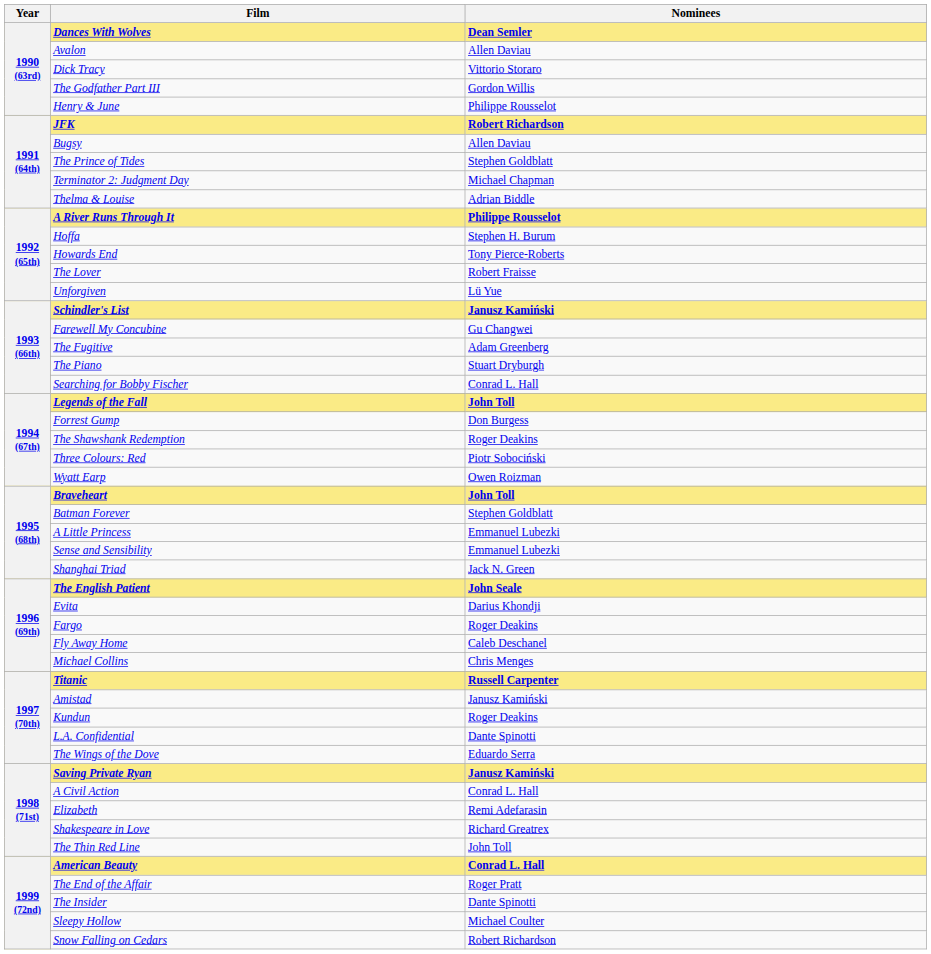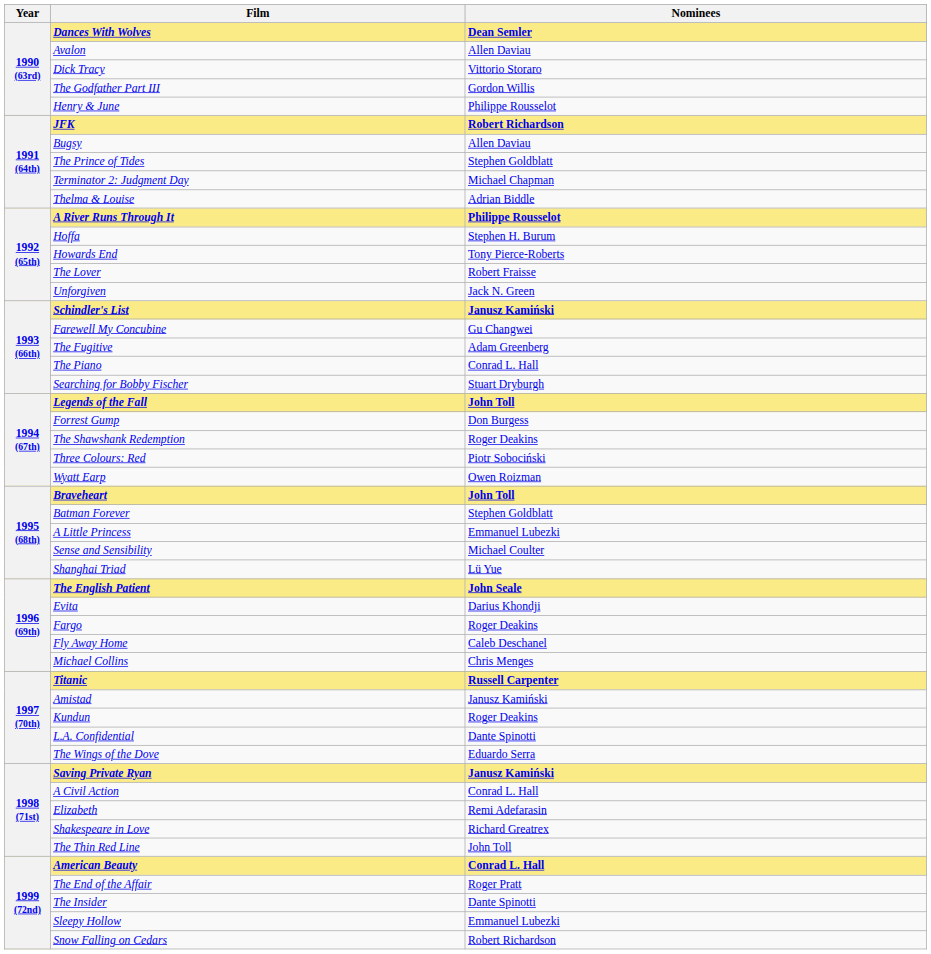(485, 291) Lü Yue -> (501, 291) Jack N. Green
(506, 365) Stuart Dryburgh -> (503, 365) Conrad L. Hall
(503, 384) Conrad L. Hall -> (506, 384) Stuart Dryburgh
(514, 550) Emmanuel Lubezki -> (506, 550) Michael Coulter
(501, 569) Jack N. Green -> (485, 569) Lü Yue
(506, 921) Michael Coulter -> (514, 921) Emmanuel Lubezki
